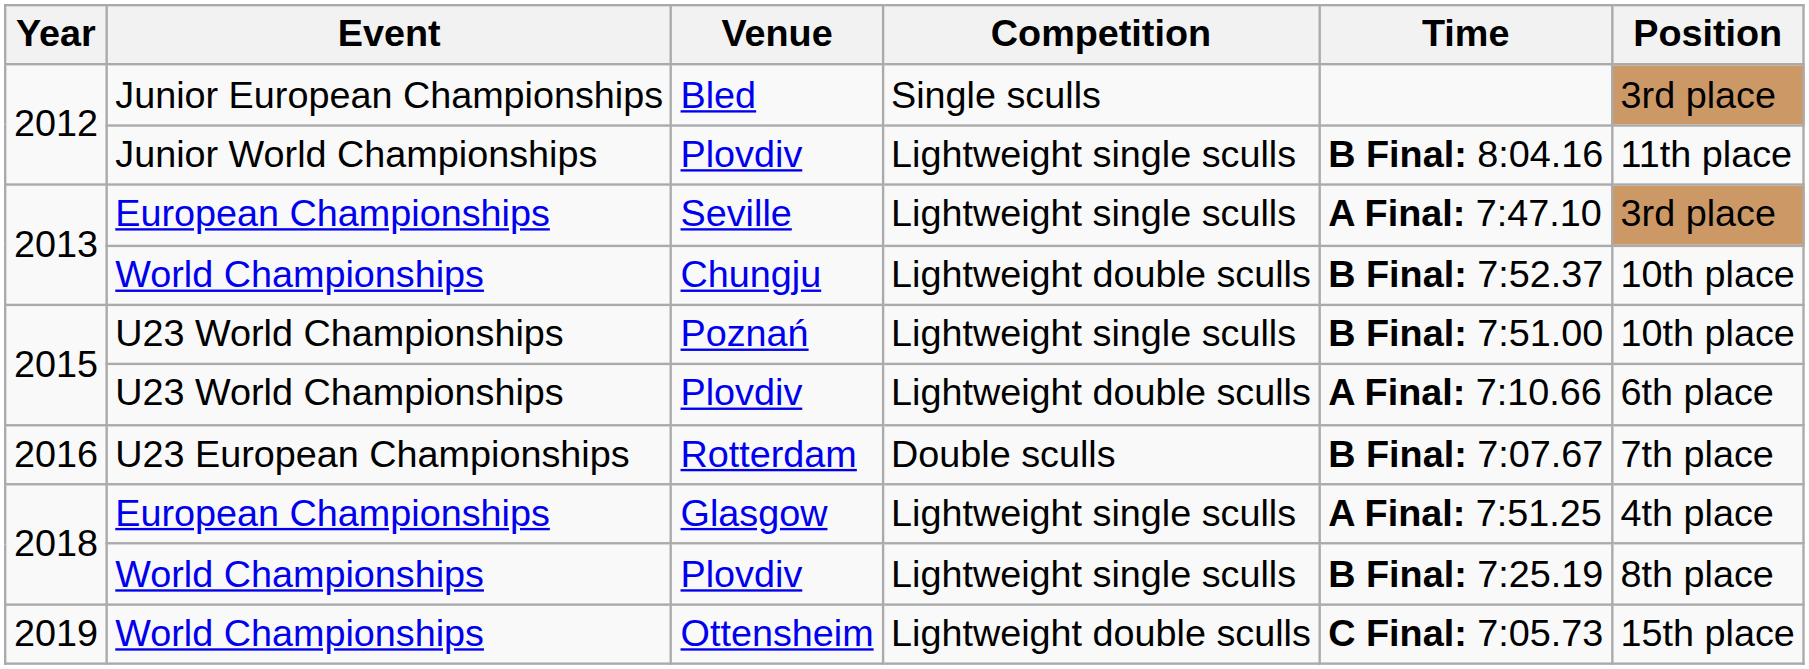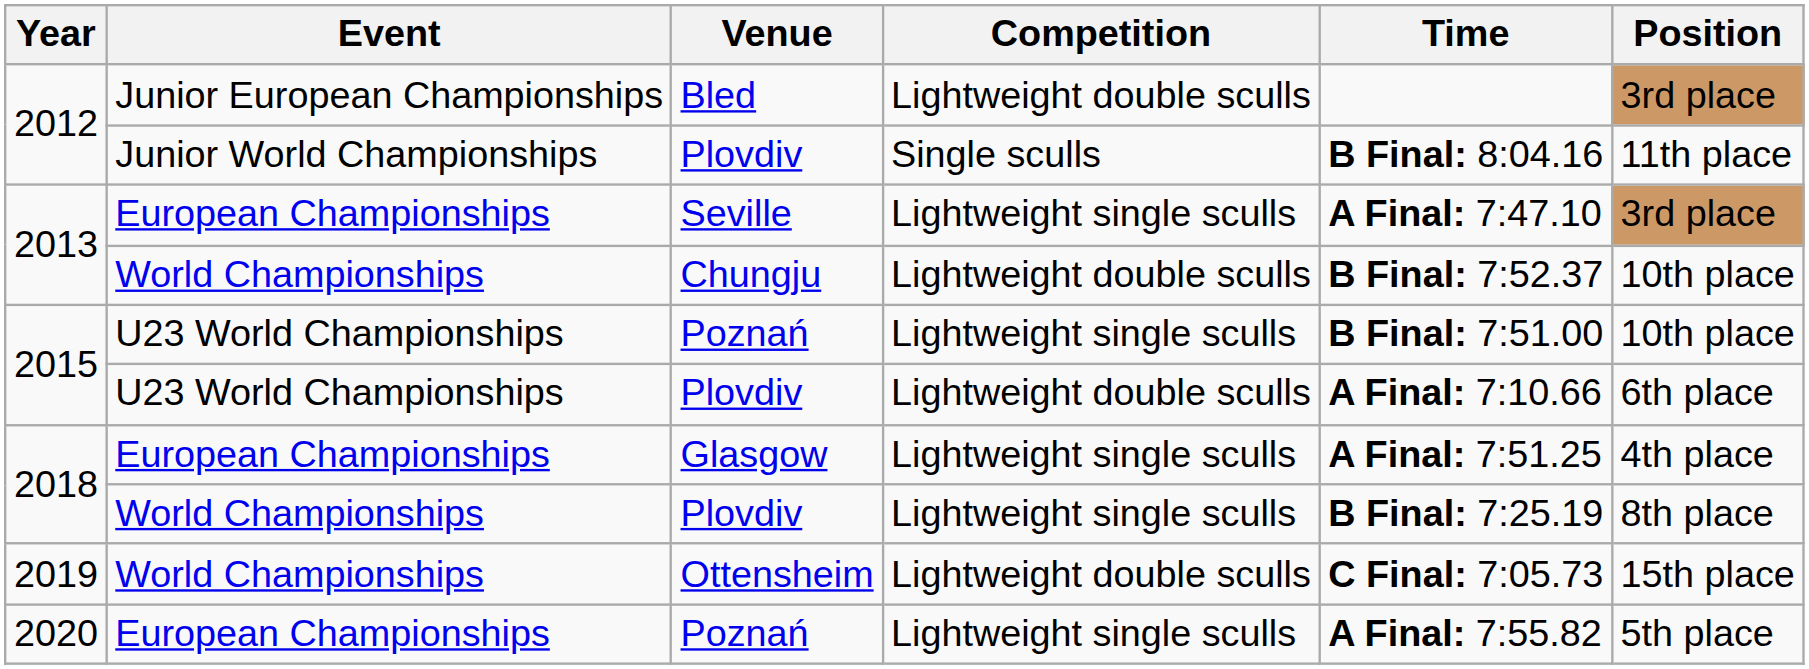(996, 94) Single sculls -> (1101, 94) Lightweight double sculls
(1094, 154) Lightweight single sculls -> (996, 154) Single sculls
- row: (56, 453)
+ row: (56, 633)
